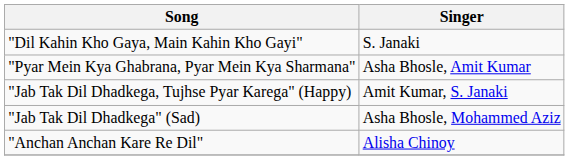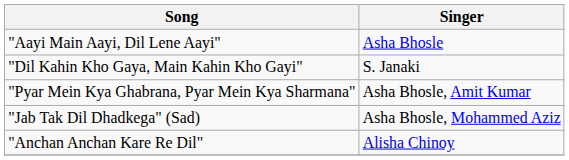+ row: (114, 42)
- row: (180, 92)
